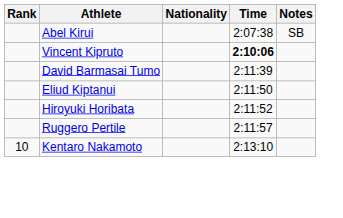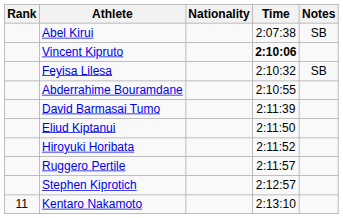+ row: (77, 71)
+ row: (112, 90)
+ row: (89, 185)
(22, 147) 10 -> (22, 204) 11
